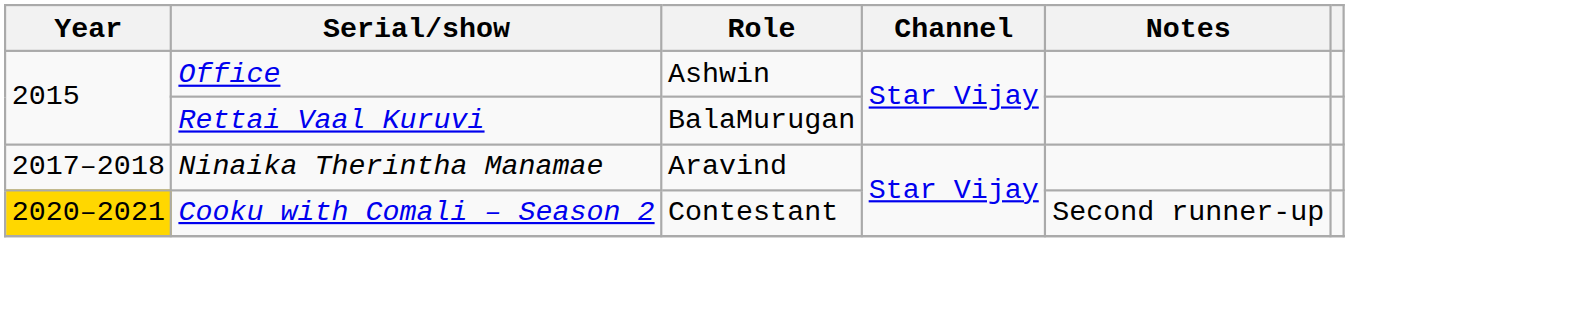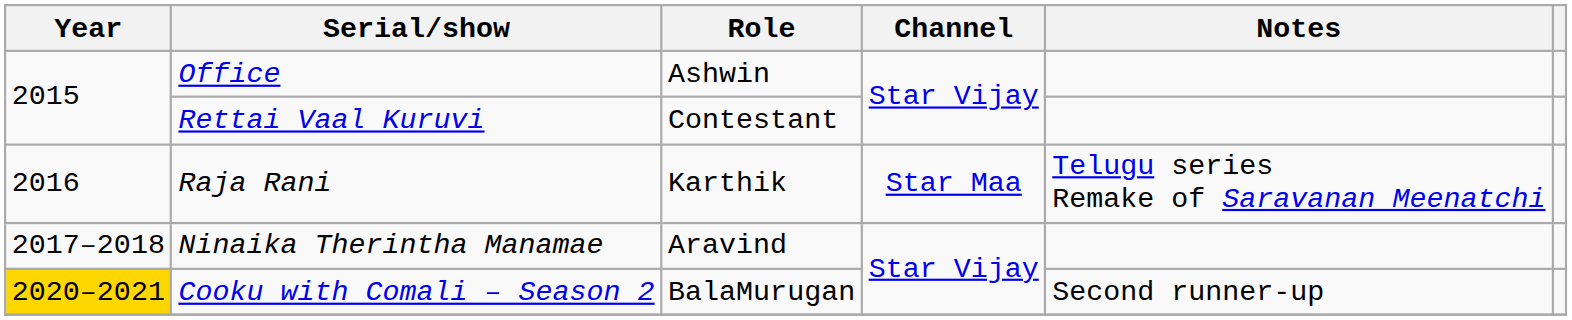(762, 121) BalaMurugan -> (753, 121) Contestant
+ row: (255, 183)
(753, 213) Contestant -> (762, 292) BalaMurugan
